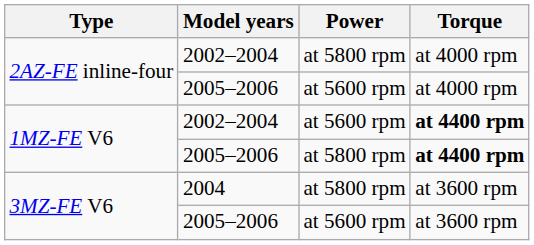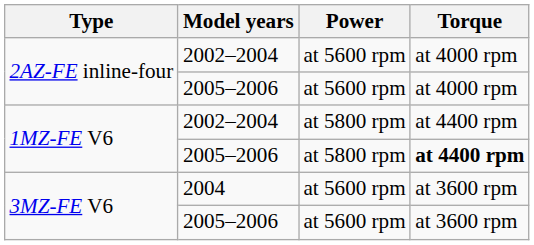(355, 54) at 5800 rpm -> (355, 54) at 5600 rpm
(355, 121) at 5600 rpm -> (355, 121) at 5800 rpm
(470, 121) bold -> (466, 121) normal
(355, 188) at 5800 rpm -> (355, 188) at 5600 rpm
